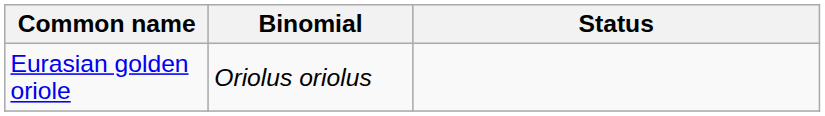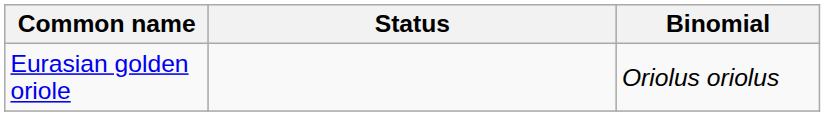columns swapped: (310, 24) <-> (616, 24)
